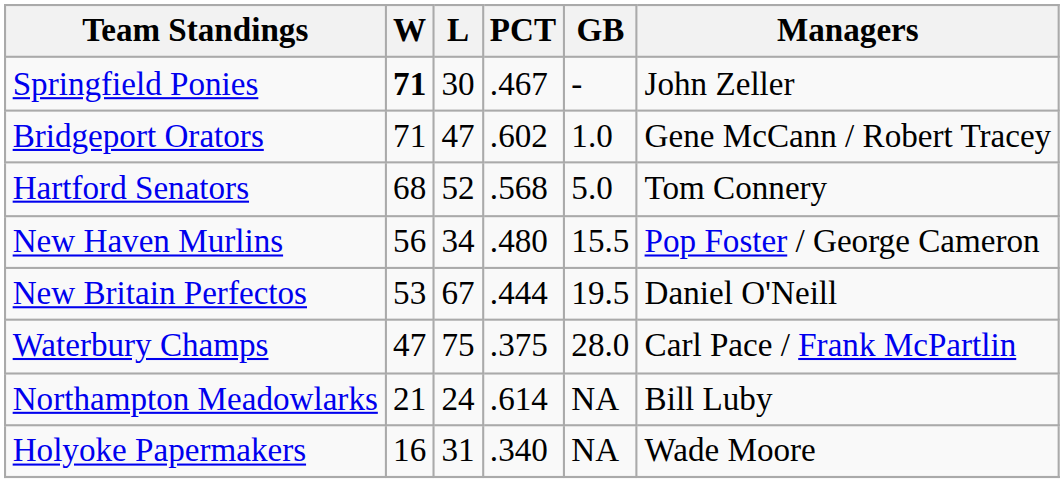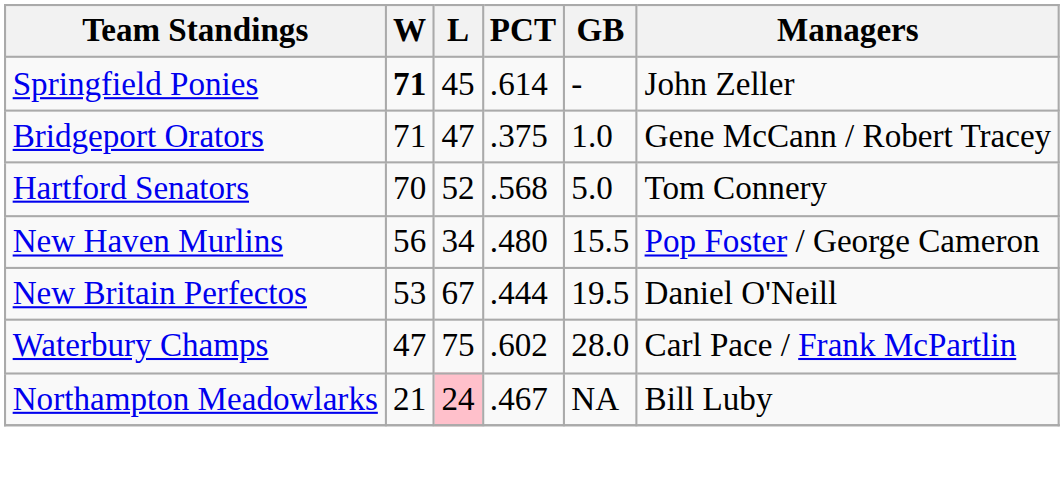(458, 83) 30 -> (458, 83) 45
(519, 83) .467 -> (519, 83) .614
(519, 135) .602 -> (519, 135) .375
(410, 188) 68 -> (410, 188) 70
(519, 345) .375 -> (519, 345) .602
(458, 398) no background -> (458, 398) pink background
(519, 398) .614 -> (519, 398) .467
- row: (159, 450)
